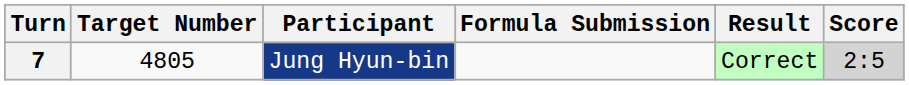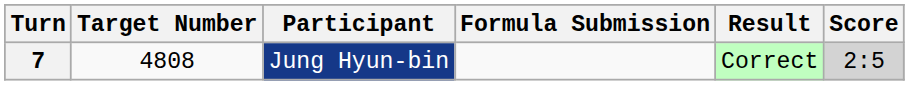(167, 61) 4805 -> (167, 61) 4808
